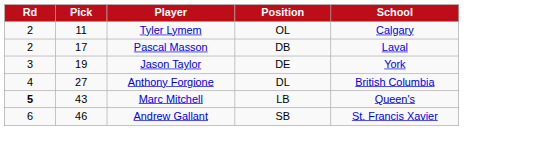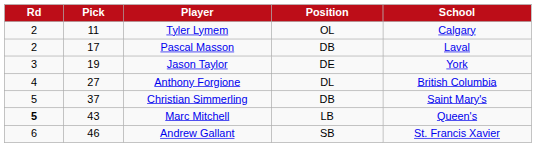+ row: (197, 99)
